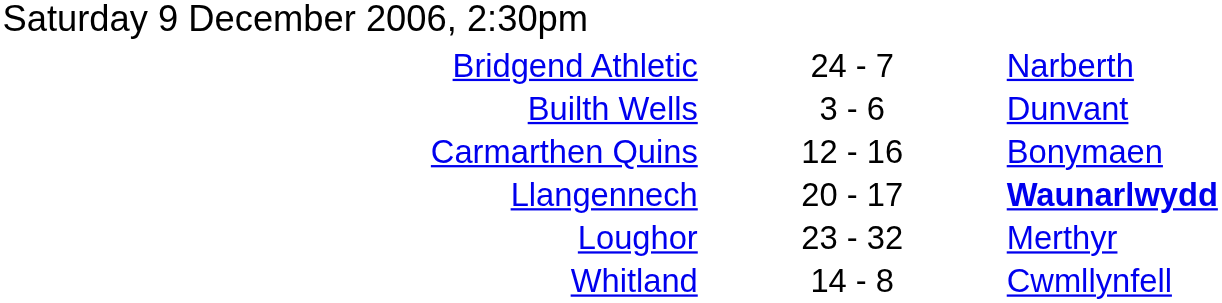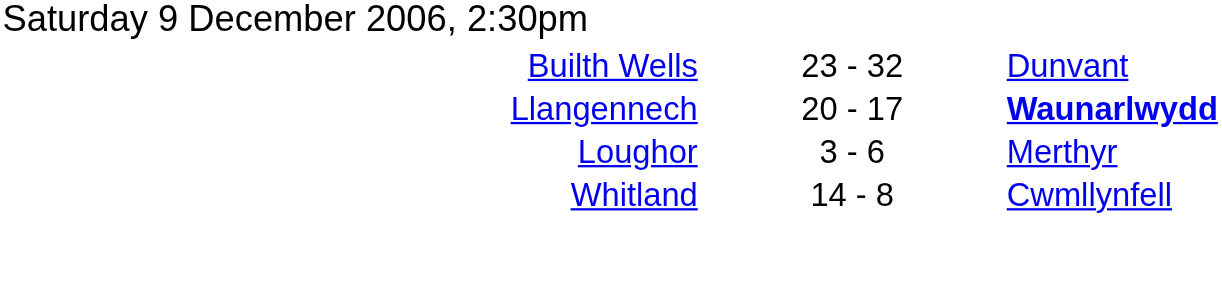- row: (575, 65)
(852, 108) 3 - 6 -> (852, 65) 23 - 32
- row: (564, 151)
(852, 238) 23 - 32 -> (852, 151) 3 - 6
